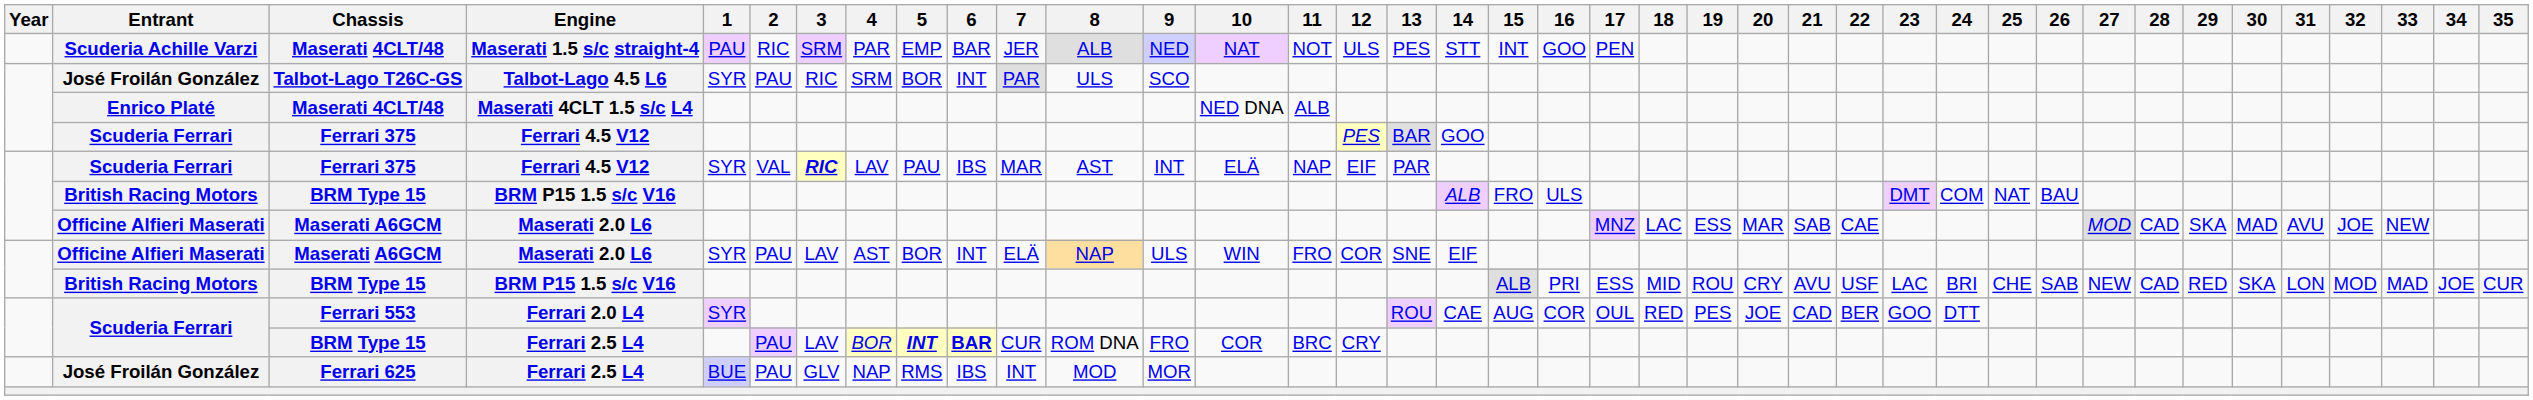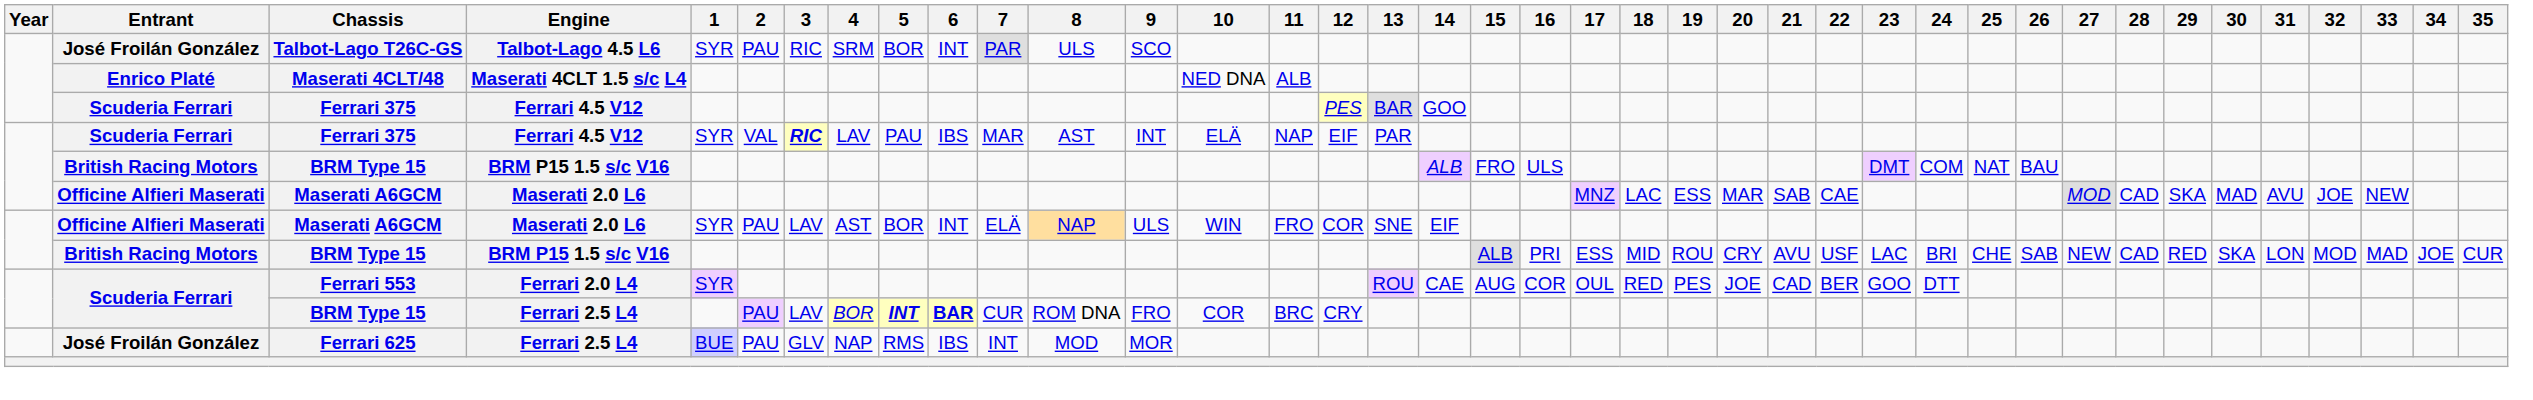- row: (161, 48)
